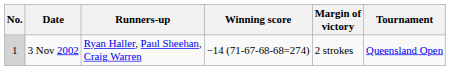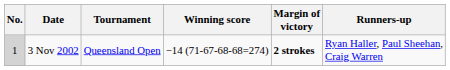columns swapped: (405, 19) <-> (143, 19)
(334, 50) normal -> (294, 50) bold
